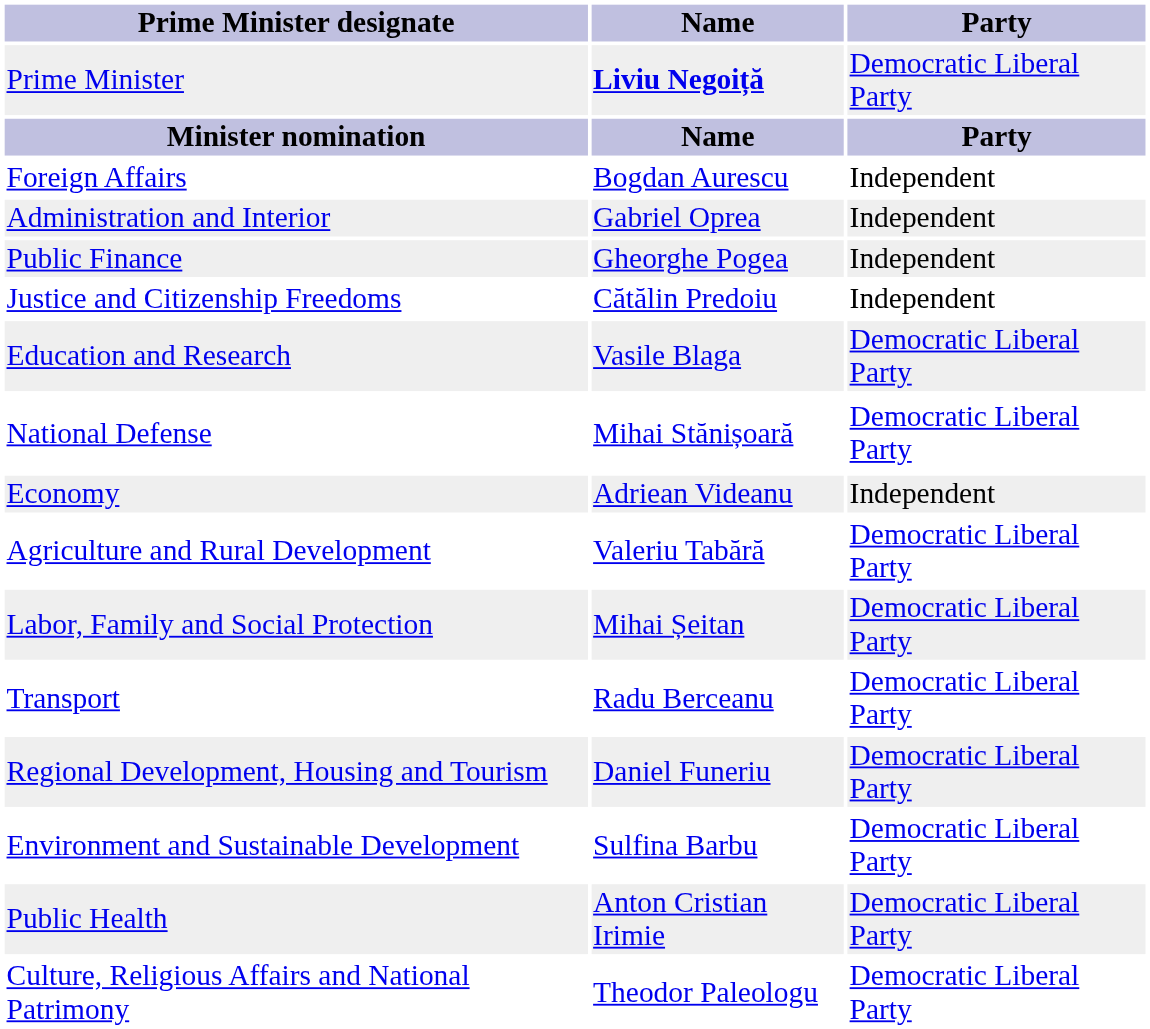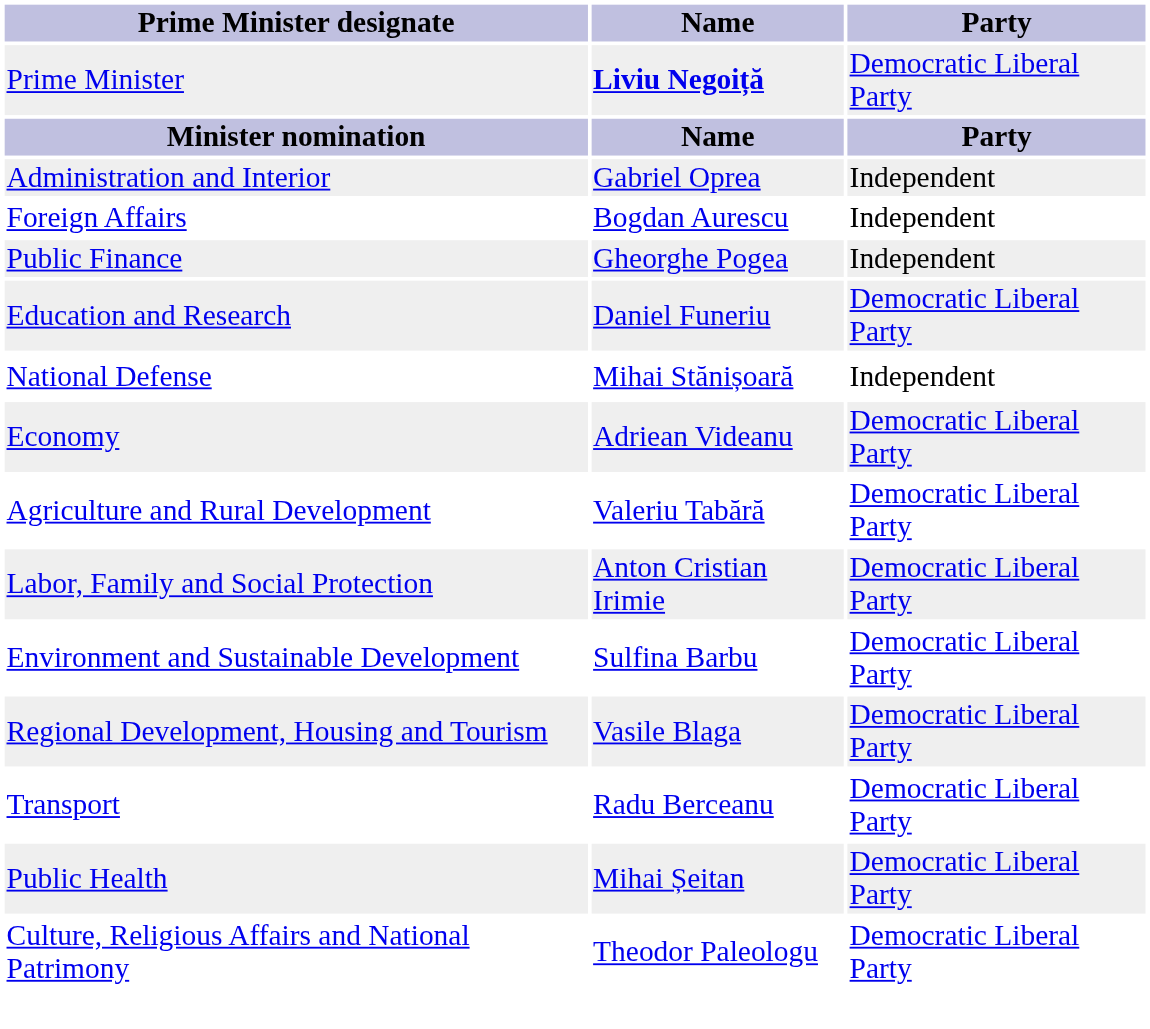rows swapped: (168, 217) <-> (97, 177)
- row: (204, 298)
(667, 355) Vasile Blaga -> (682, 315) Daniel Funeriu
(964, 432) Democratic Liberal Party -> (922, 375) Independent
(922, 493) Independent -> (964, 436) Democratic Liberal Party
(669, 624) Mihai Șeitan -> (680, 583) Anton Cristian Irimie
rows swapped: (63, 697) <-> (263, 845)
(682, 771) Daniel Funeriu -> (667, 731) Vasile Blaga
(680, 918) Anton Cristian Irimie -> (669, 878) Mihai Șeitan
